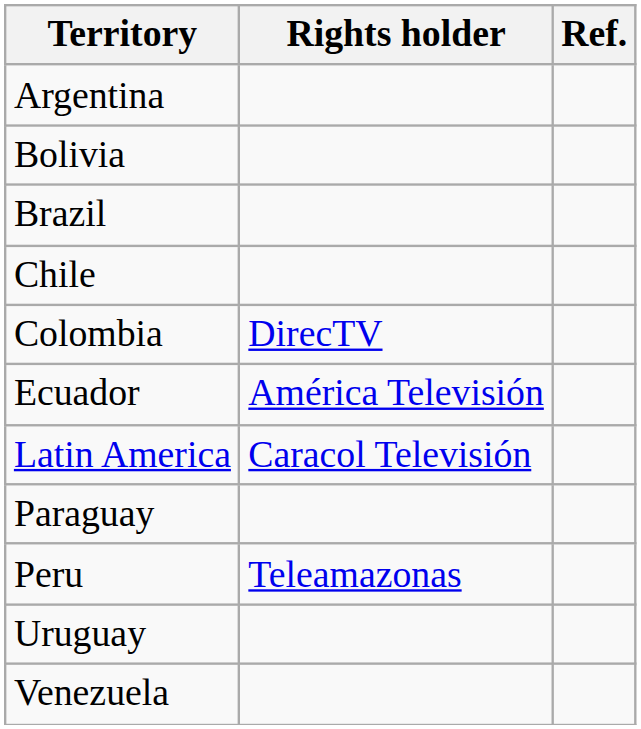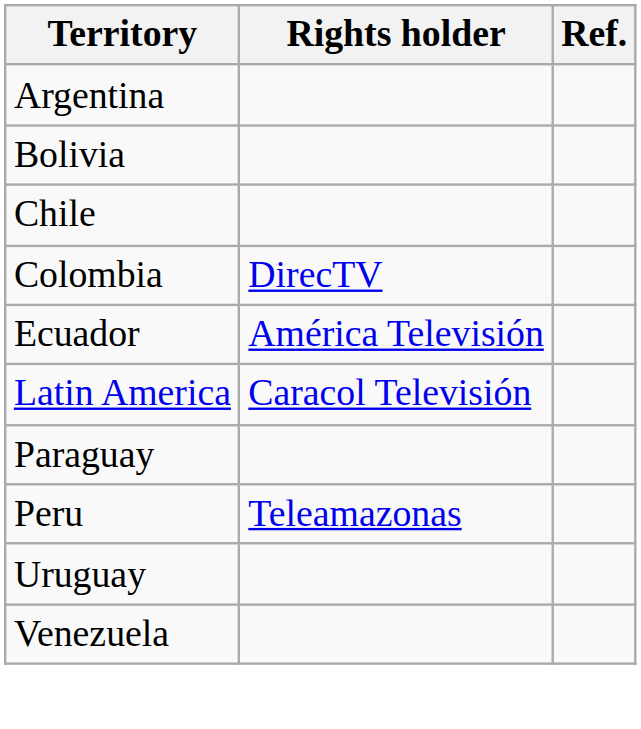- row: (60, 214)
